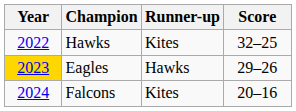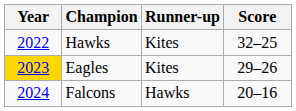(167, 67) Hawks -> (162, 67) Kites
(162, 93) Kites -> (167, 93) Hawks
